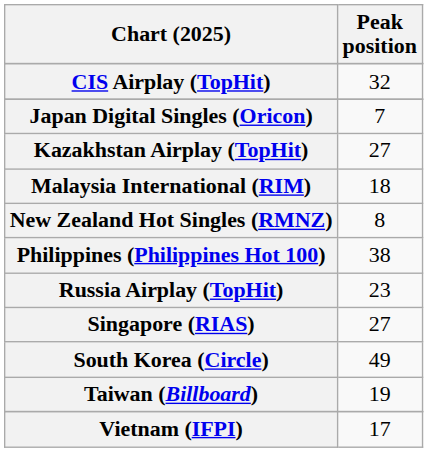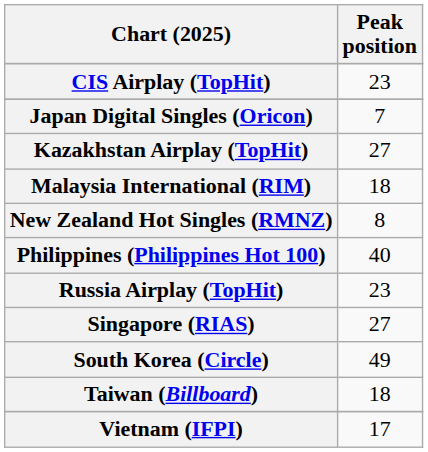(380, 81) 32 -> (380, 81) 23
(380, 255) 38 -> (380, 255) 40
(380, 394) 19 -> (380, 394) 18
